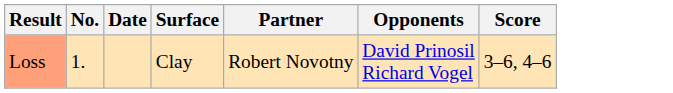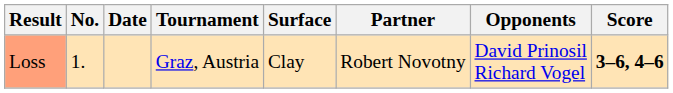+ column: (207, 19)
(518, 61) normal -> (630, 61) bold
